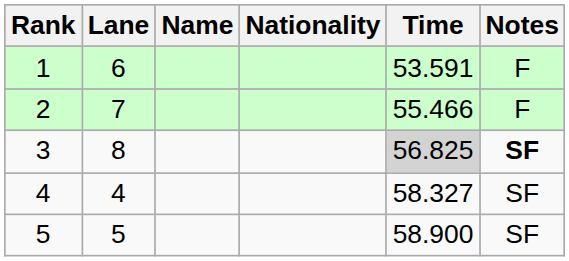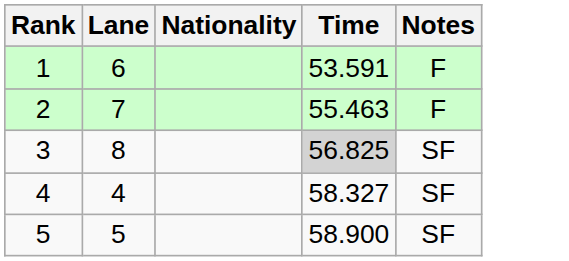- column: (197, 25)
(433, 109) 55.466 -> (349, 109) 55.463
(522, 151) bold -> (438, 151) normal
